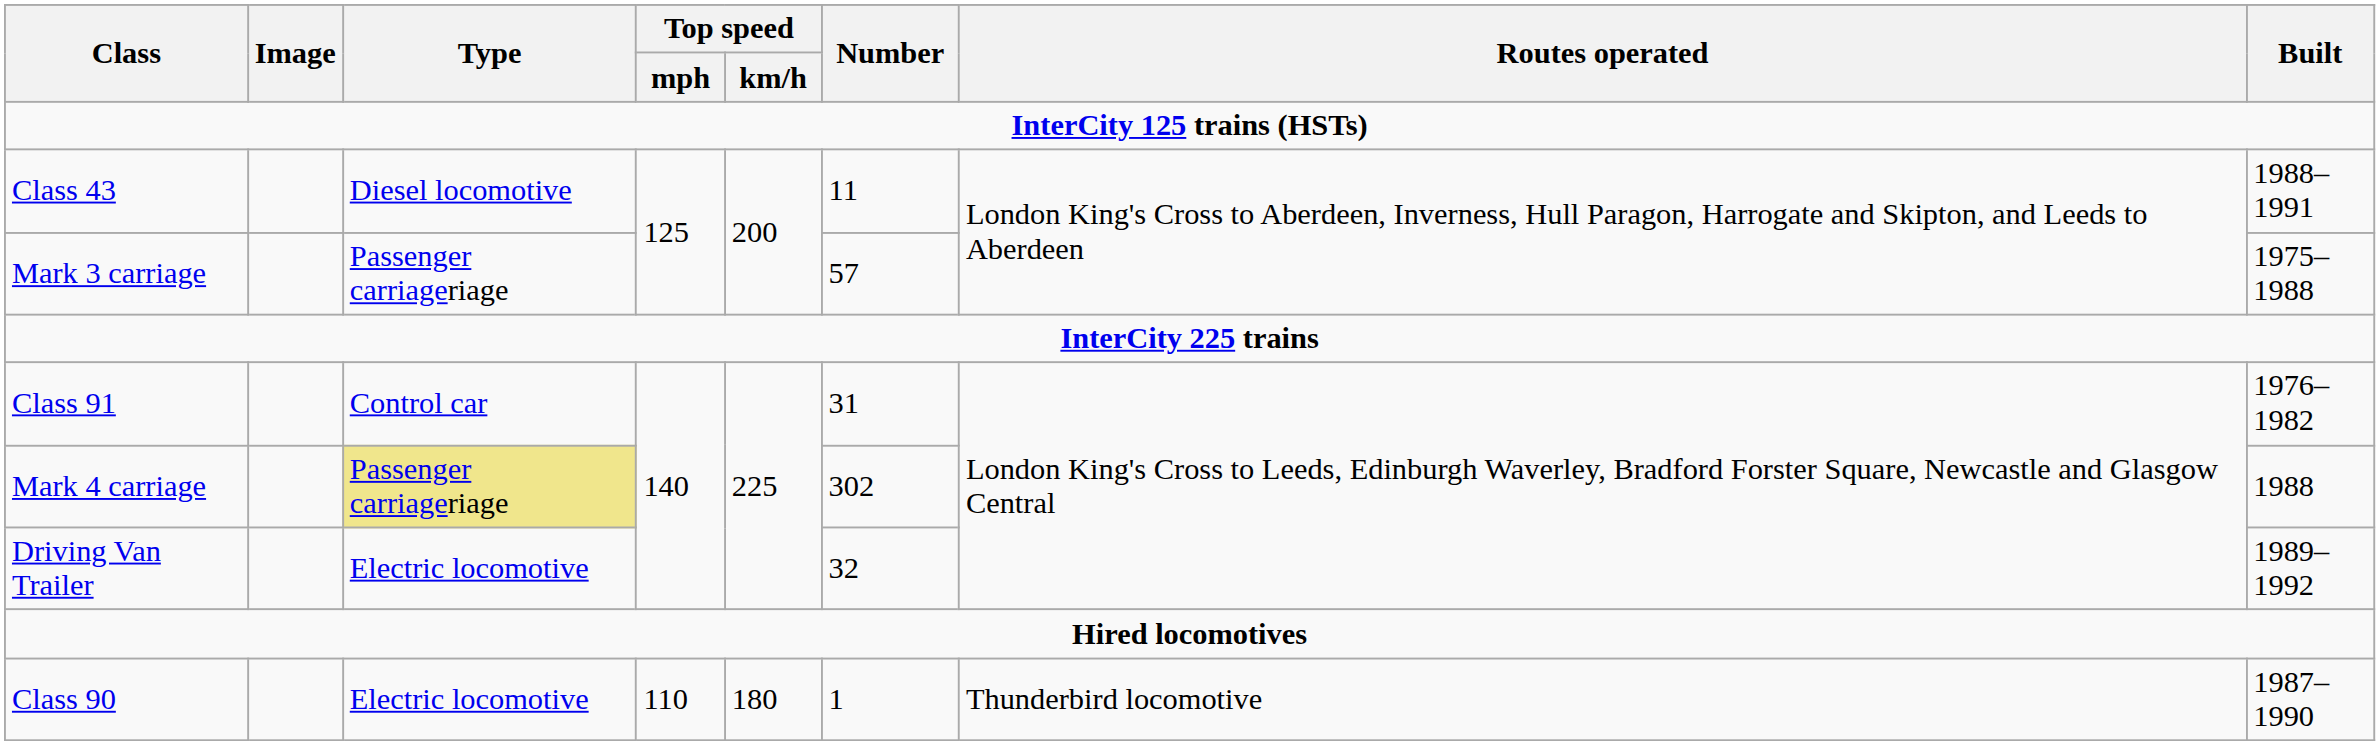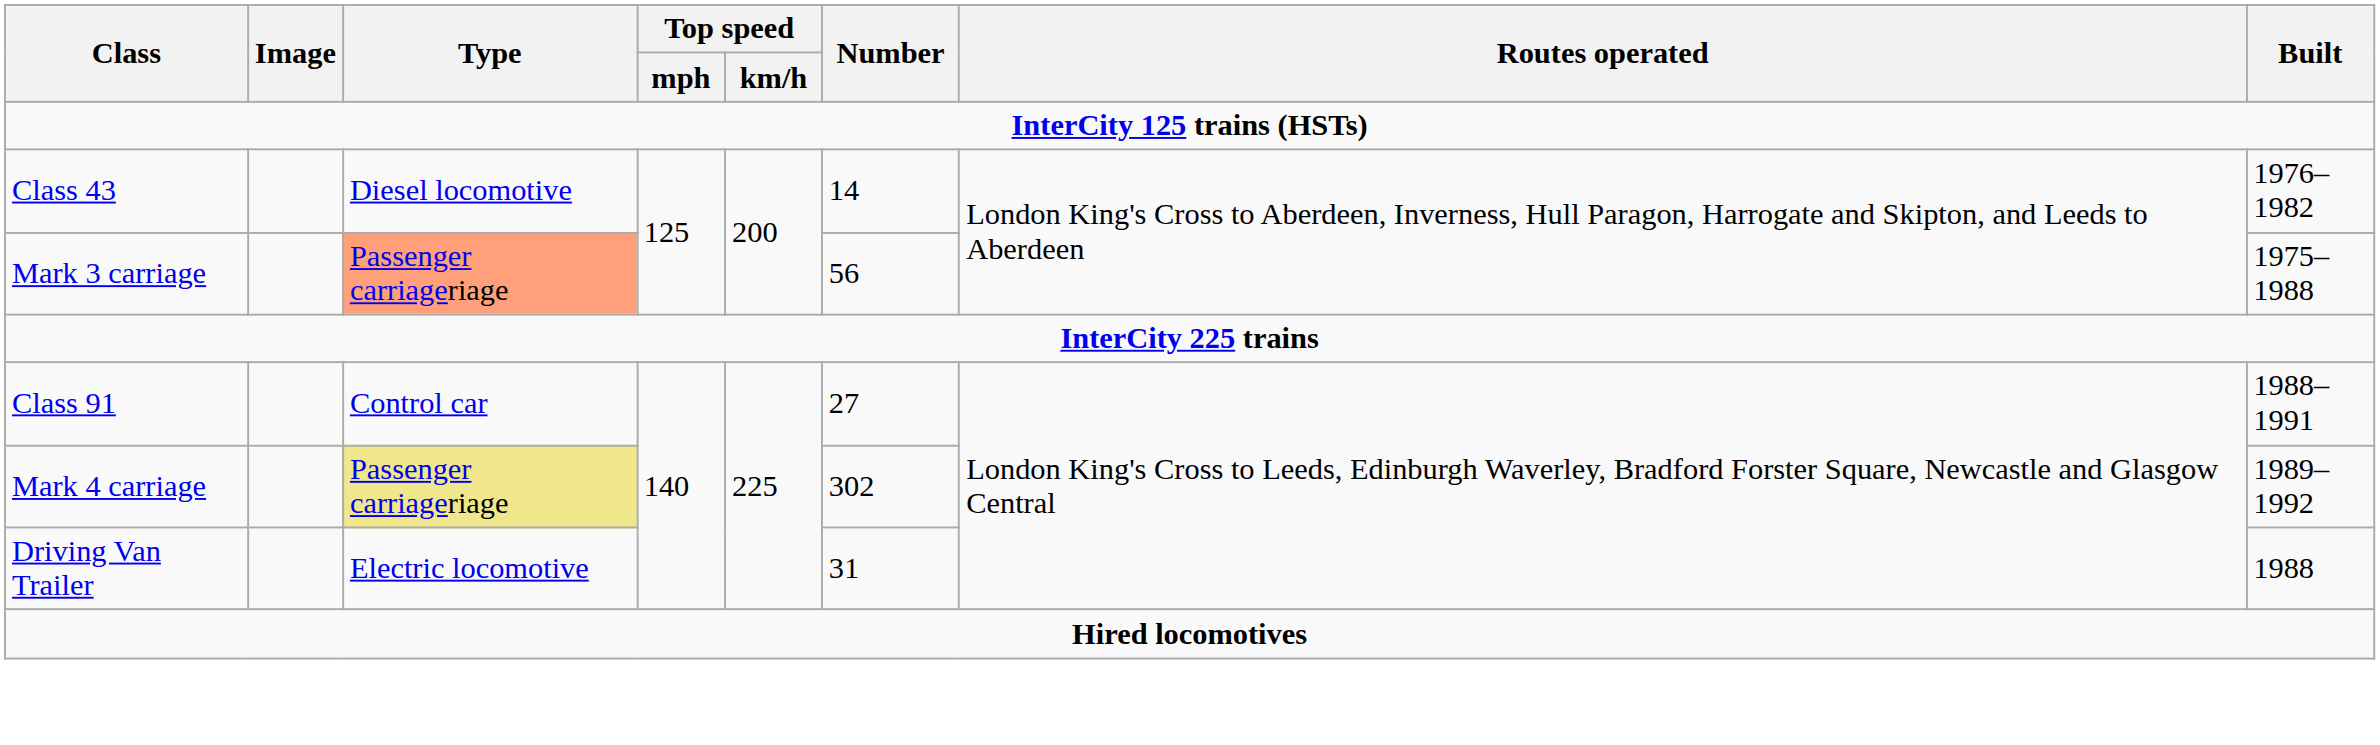(843, 190) 11 -> (844, 190) 14
(2291, 190) 1988–1991 -> (2291, 190) 1976–1982
(429, 272) no background -> (429, 272) lightsalmon background
(844, 272) 57 -> (844, 272) 56
(844, 403) 31 -> (844, 403) 27
(2291, 403) 1976–1982 -> (2291, 403) 1988–1991
(2284, 485) 1988 -> (2291, 485) 1989–1992
(844, 568) 32 -> (844, 568) 31
(2291, 568) 1989–1992 -> (2284, 568) 1988
- row: (64, 698)
